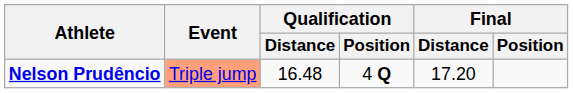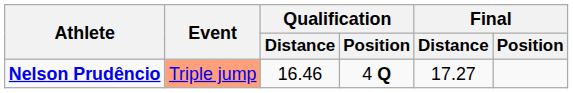(300, 74) 16.48 -> (300, 74) 16.46
(453, 74) 17.20 -> (453, 74) 17.27
